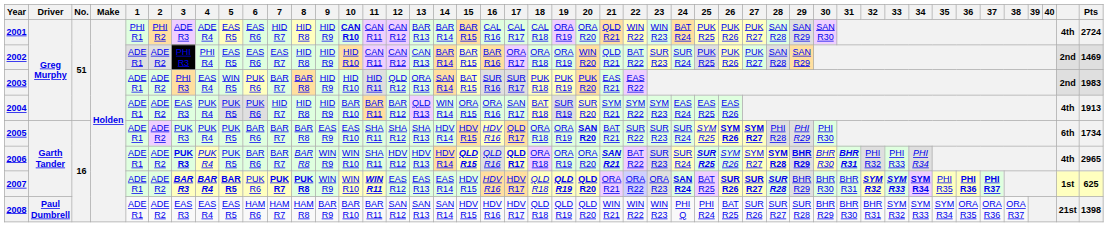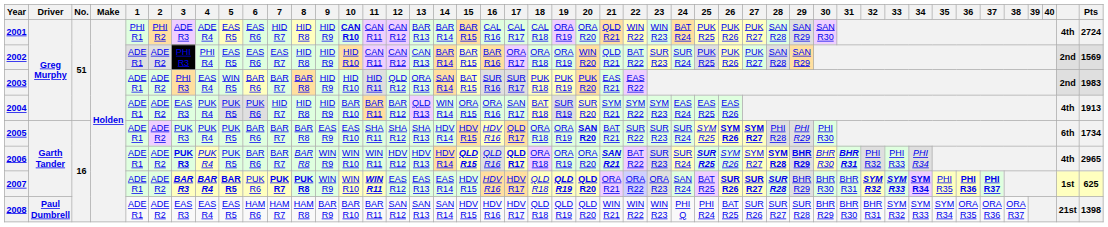(1091, 57) 1469 -> (1091, 57) 1569
(255, 83) PUK R6 -> (255, 83) BAR R6
(374, 159) SHA R11 -> (374, 159) WIN R11
(683, 184) bold -> (683, 184) normal
